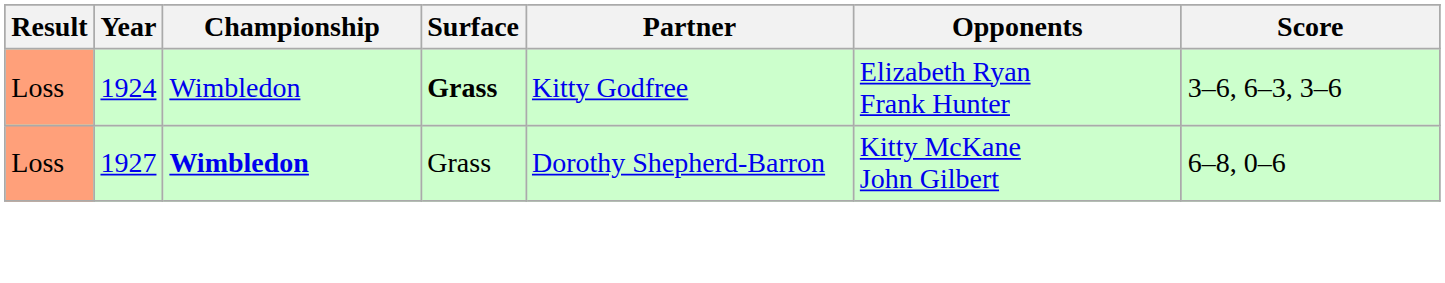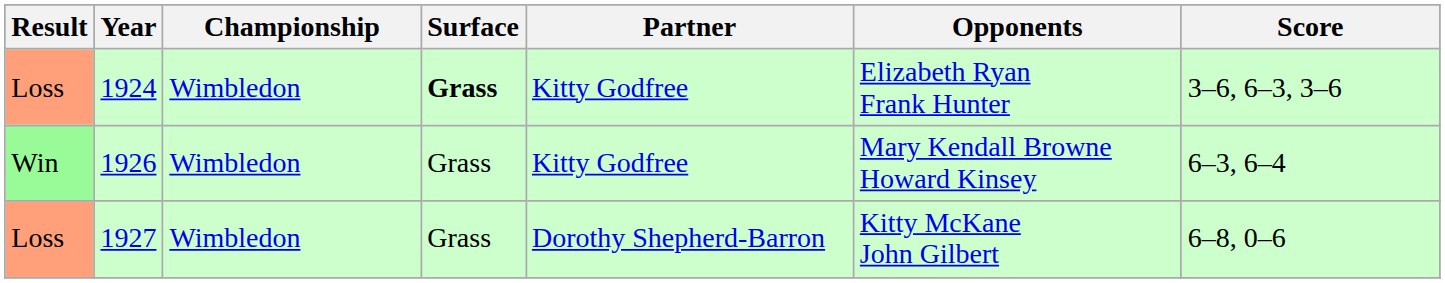+ row: (128, 162)
(239, 162) bold -> (235, 238) normal
